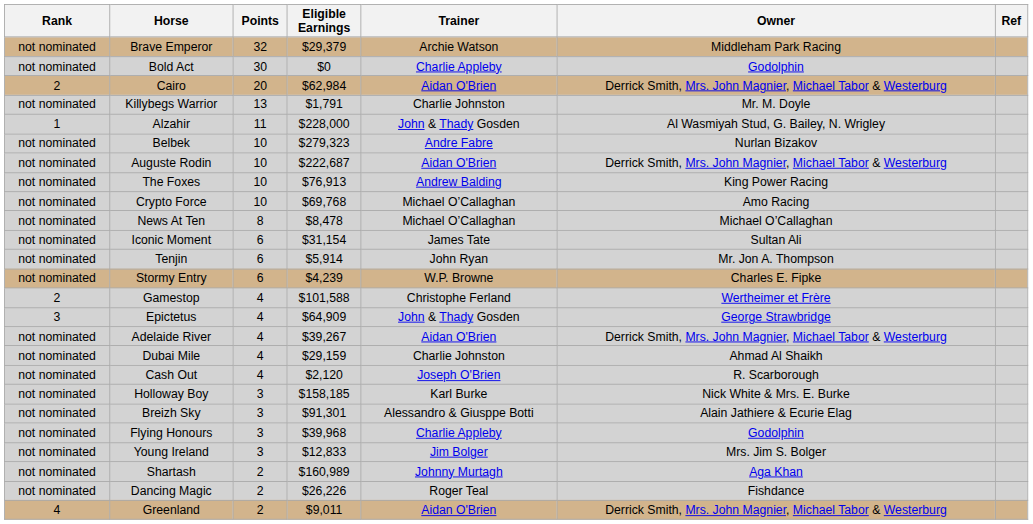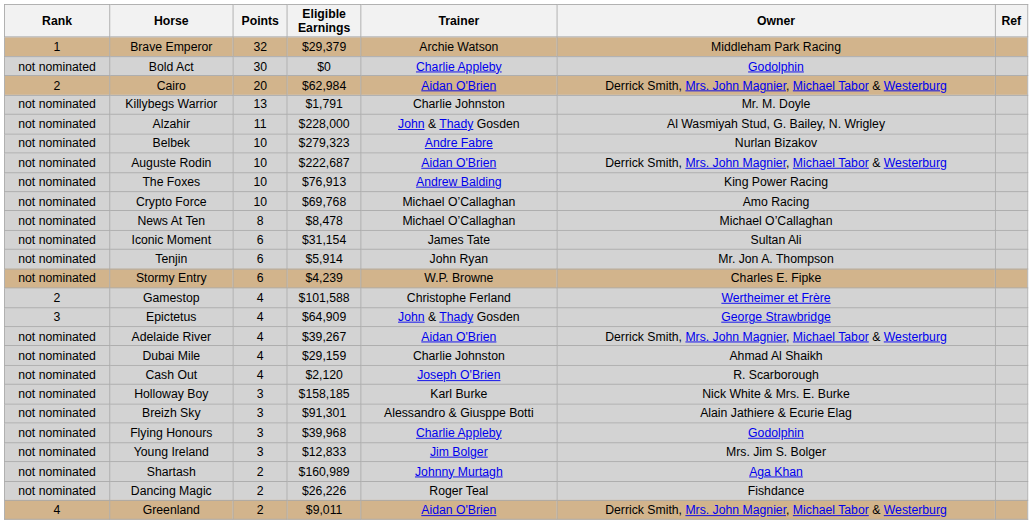(57, 46) not nominated -> (57, 46) 1
(57, 124) 1 -> (57, 124) not nominated
